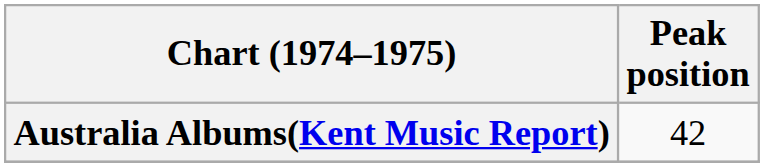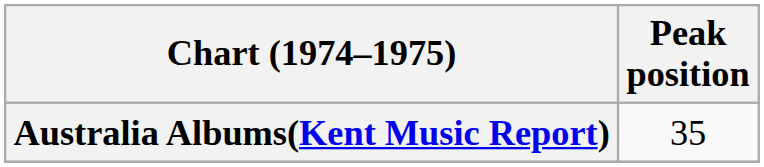(688, 131) 42 -> (688, 131) 35
